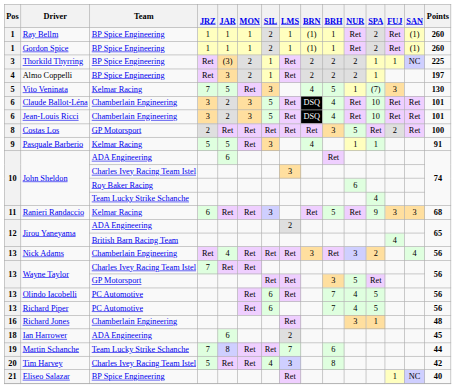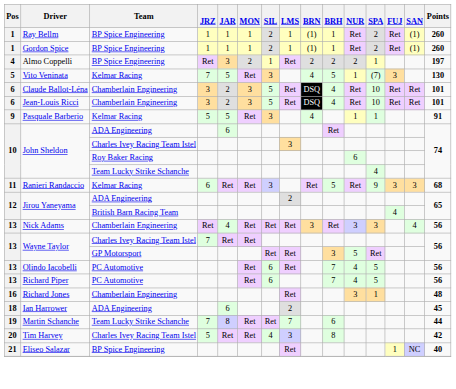- row: (53, 61)
- row: (41, 130)
(376, 253) 2 -> (376, 226) 3
